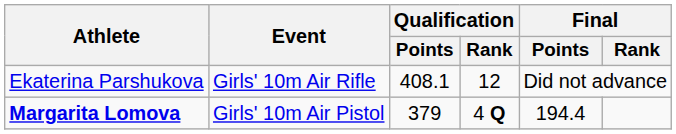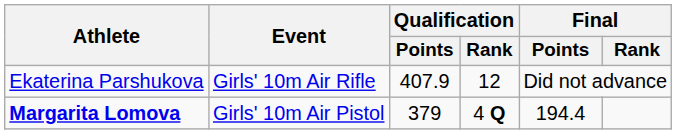(425, 82) 408.1 -> (425, 82) 407.9
